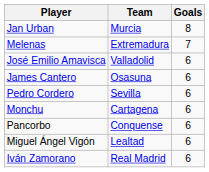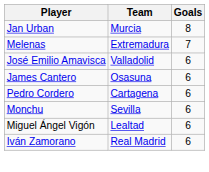(126, 93) Sevilla -> (134, 93) Cartagena
(134, 110) Cartagena -> (126, 110) Sevilla
- row: (29, 126)
